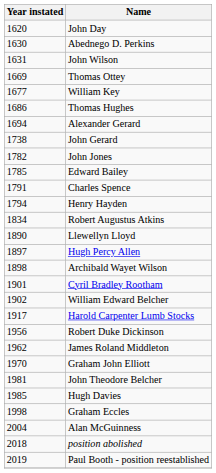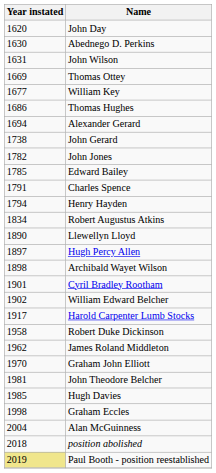(17, 332) 1956 -> (17, 332) 1958
(17, 460) no background -> (17, 460) khaki background
